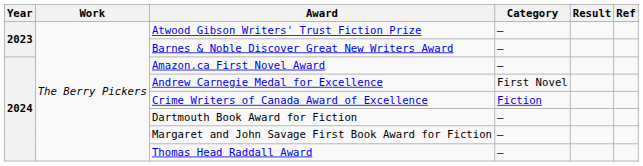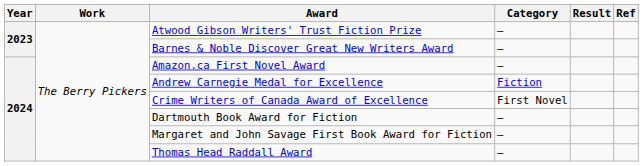(532, 83) First Novel -> (520, 83) Fiction
(520, 100) Fiction -> (532, 100) First Novel
